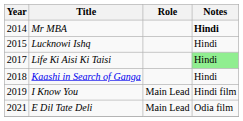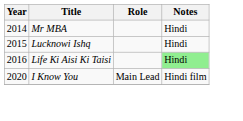(206, 28) bold -> (176, 28) normal
(17, 60) 2017 -> (17, 60) 2016
- row: (86, 76)
(17, 92) 2019 -> (17, 76) 2020
- row: (62, 108)
